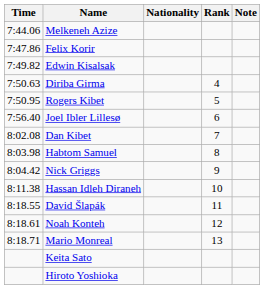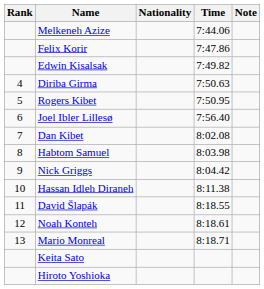columns swapped: (217, 13) <-> (24, 13)
